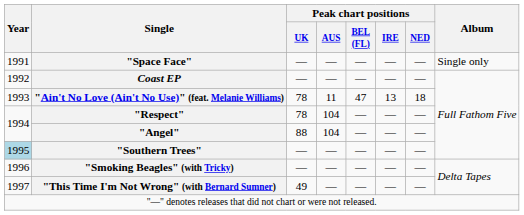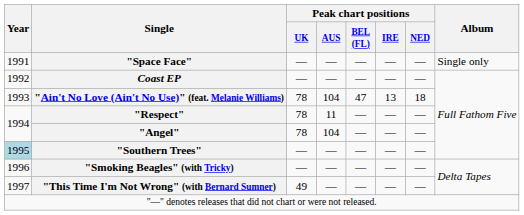(331, 97) 11 -> (331, 97) 104
(331, 114) 104 -> (331, 114) 11
(301, 132) 88 -> (301, 132) 78
